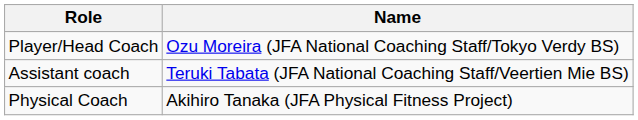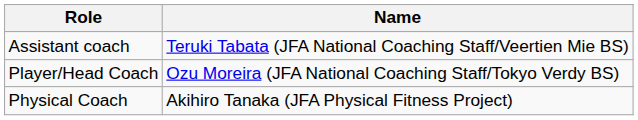rows swapped: (83, 45) <-> (69, 73)
